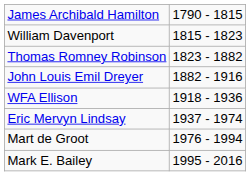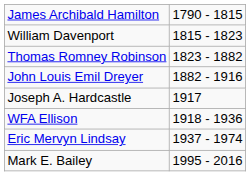+ row: (69, 98)
- row: (48, 139)
